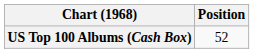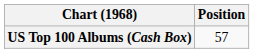(222, 37) 52 -> (222, 37) 57
